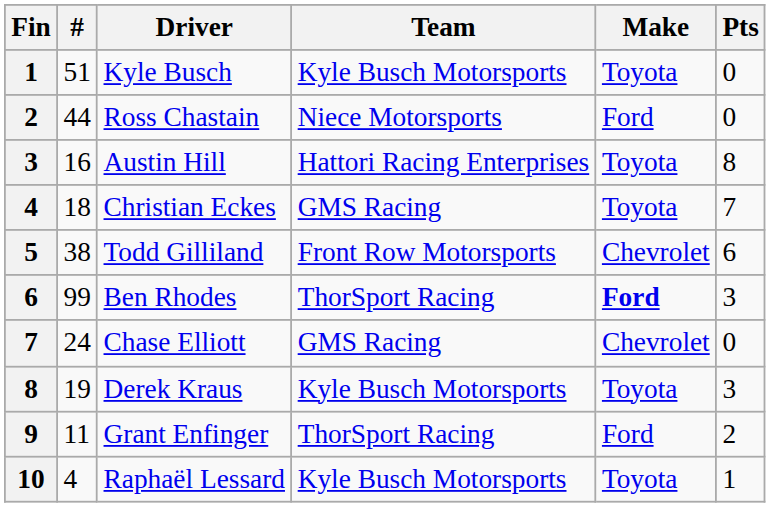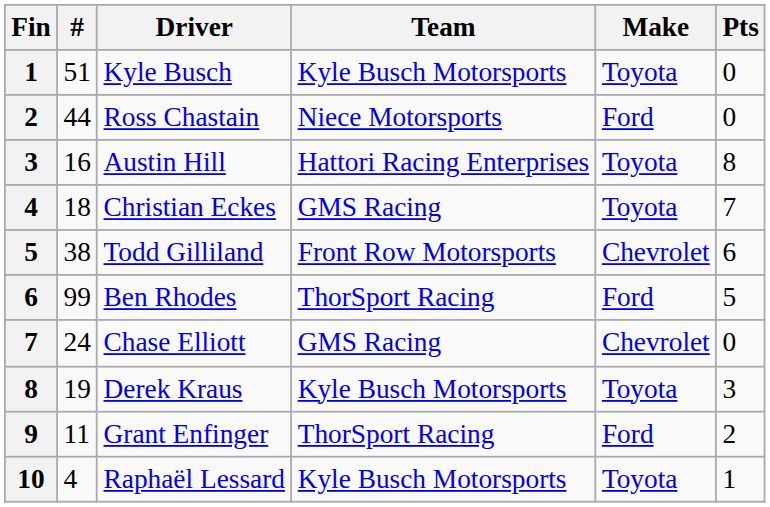(631, 297) bold -> (628, 297) normal
(729, 297) 3 -> (729, 297) 5
